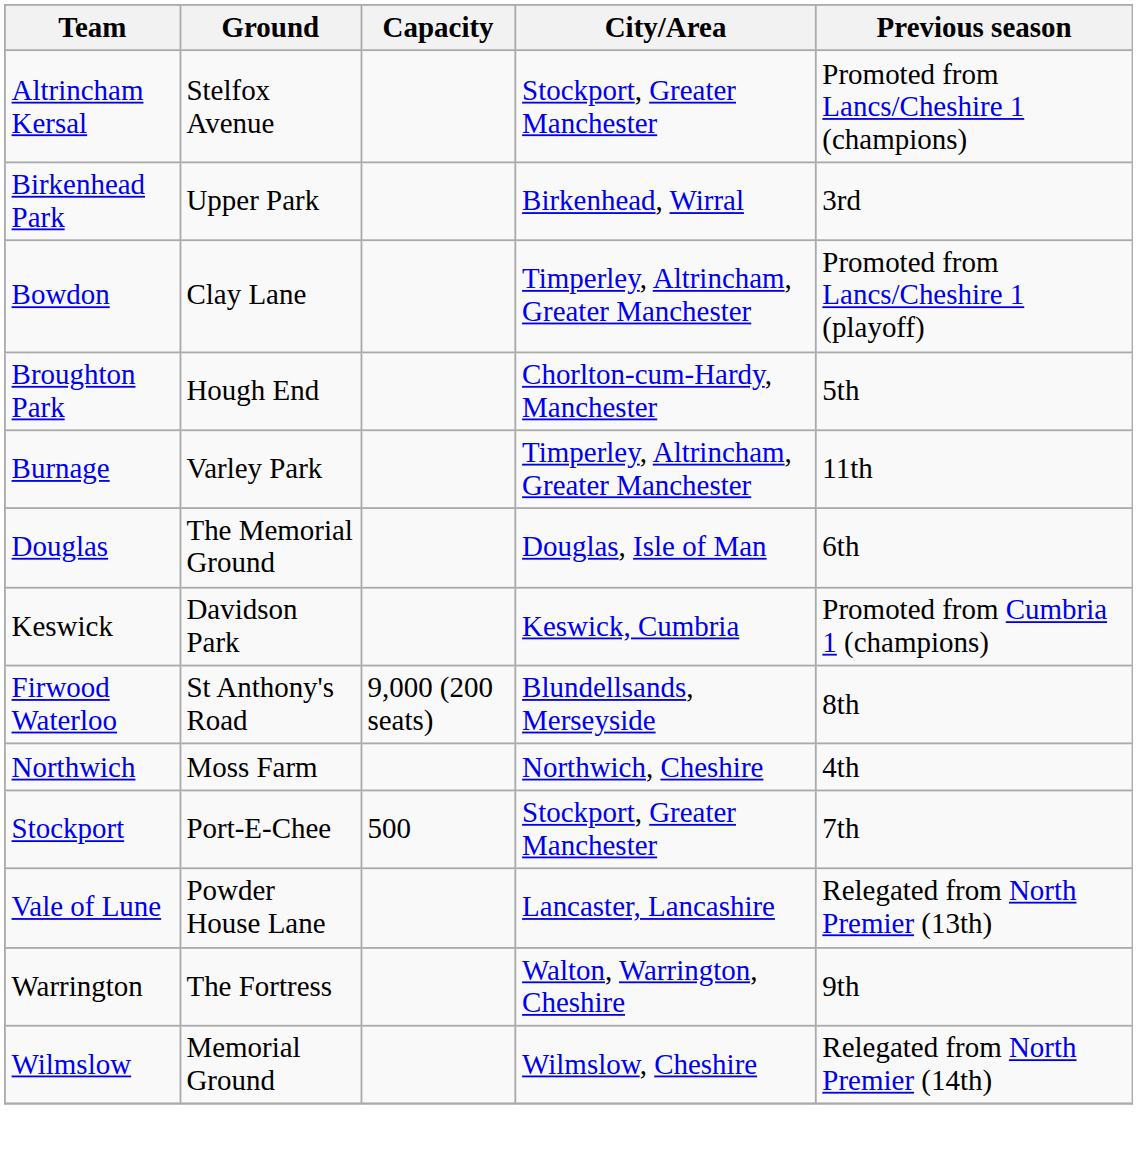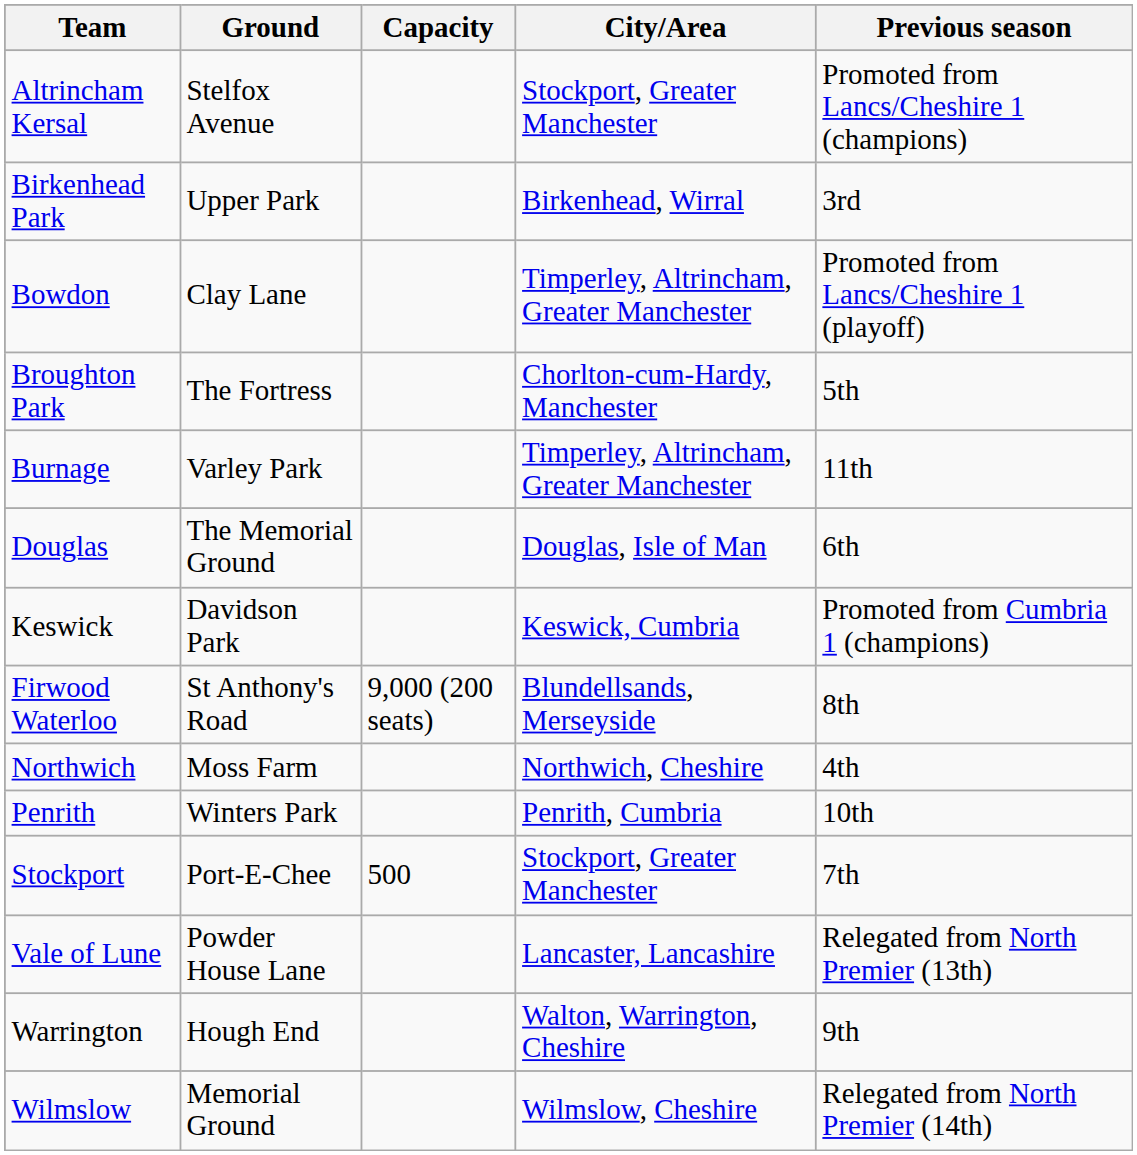(253, 390) Hough End -> (259, 390) The Fortress
+ row: (53, 812)
(259, 985) The Fortress -> (253, 1031) Hough End
